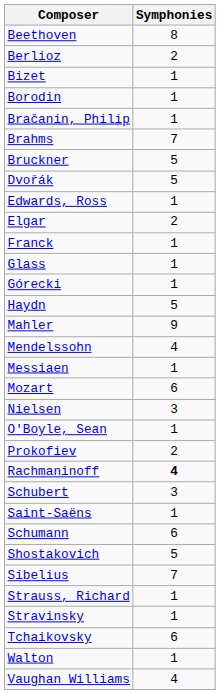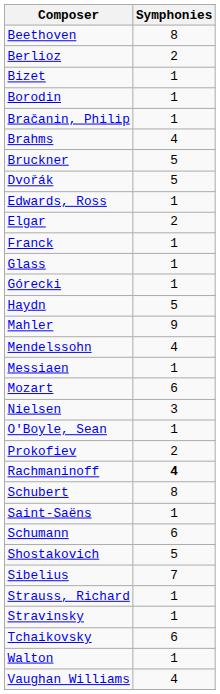(174, 139) 7 -> (174, 139) 4
(174, 492) 3 -> (174, 492) 8
